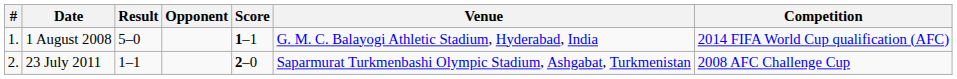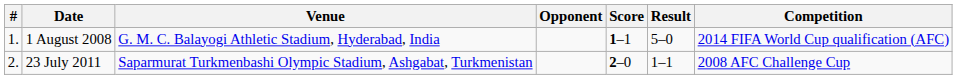columns swapped: (484, 16) <-> (138, 16)
